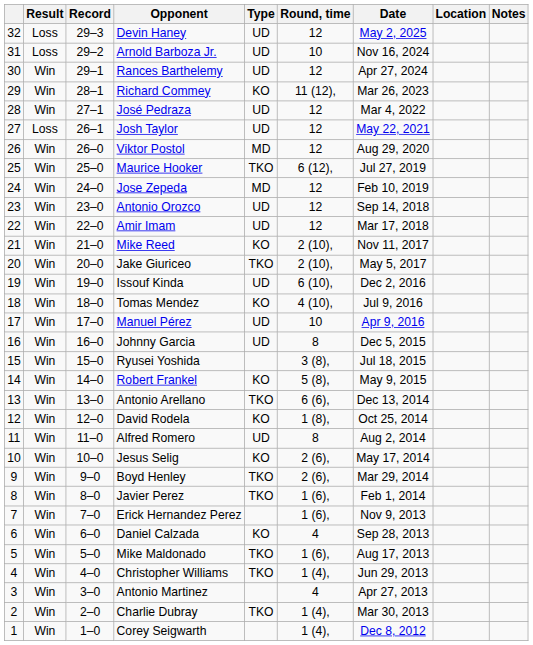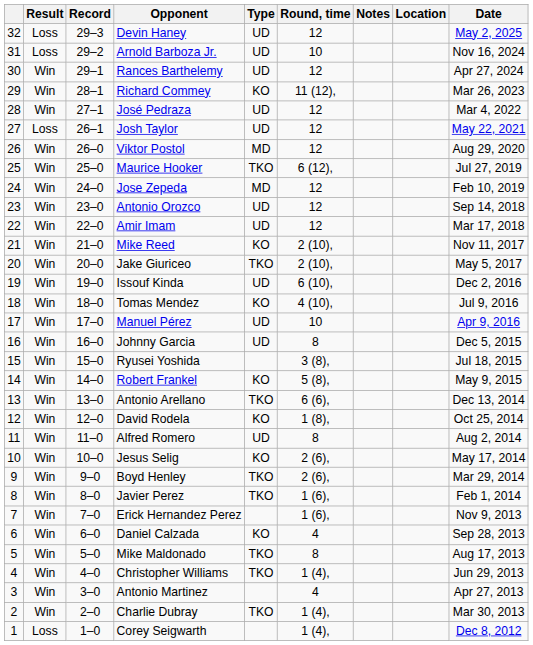columns swapped: (393, 14) <-> (509, 14)
(315, 554) 1 (6), -> (315, 554) 8
(45, 631) Win -> (45, 631) Loss
